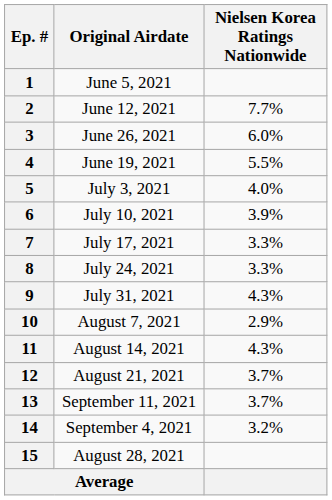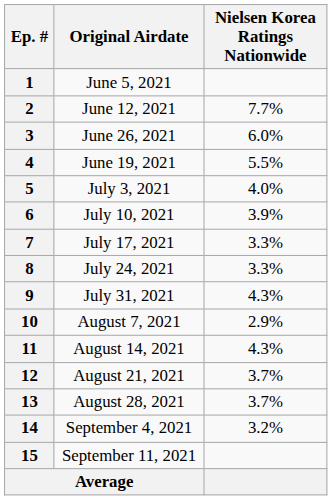(129, 401) September 11, 2021 -> (129, 401) August 28, 2021
(129, 455) August 28, 2021 -> (129, 455) September 11, 2021
